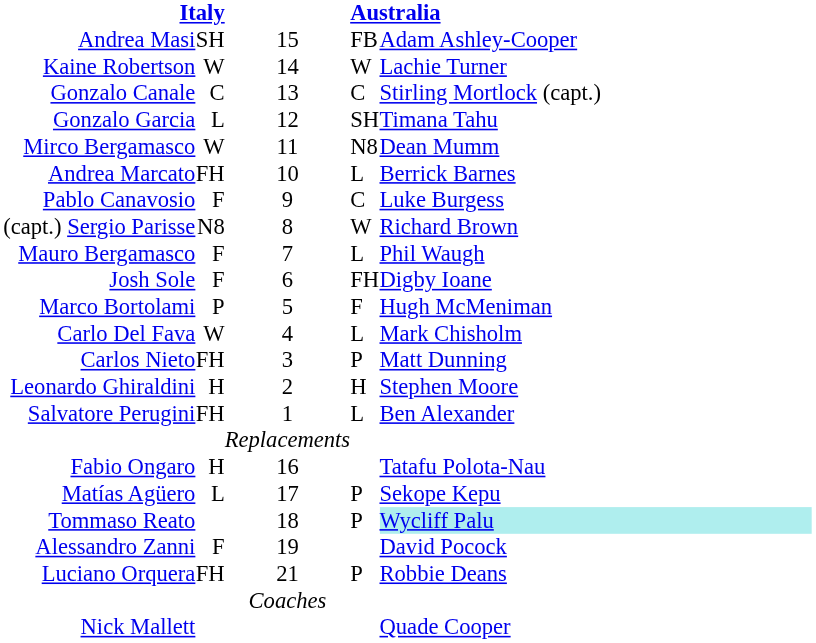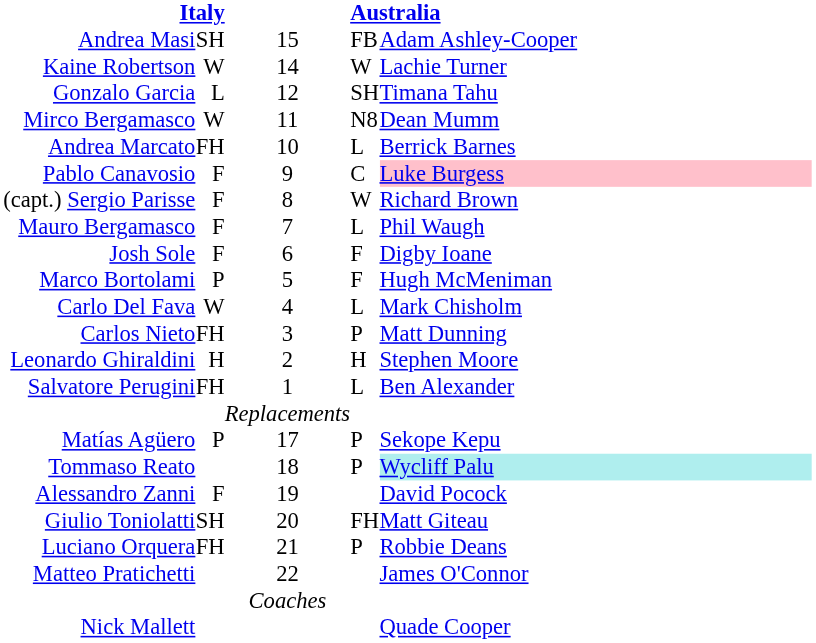- row: (123, 93)
(442, 199) no background -> (442, 173) pink background
(211, 226) N8 -> (218, 199) F
(365, 279) FH -> (356, 253) F
- row: (133, 466)
(218, 493) L -> (218, 440) P
+ row: (120, 520)
+ row: (114, 573)
